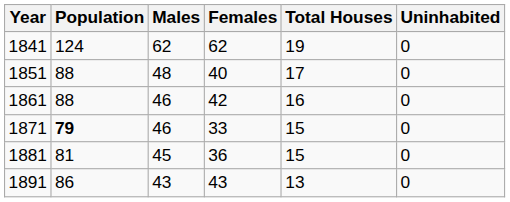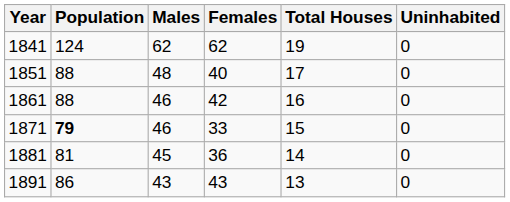(295, 155) 15 -> (295, 155) 14
